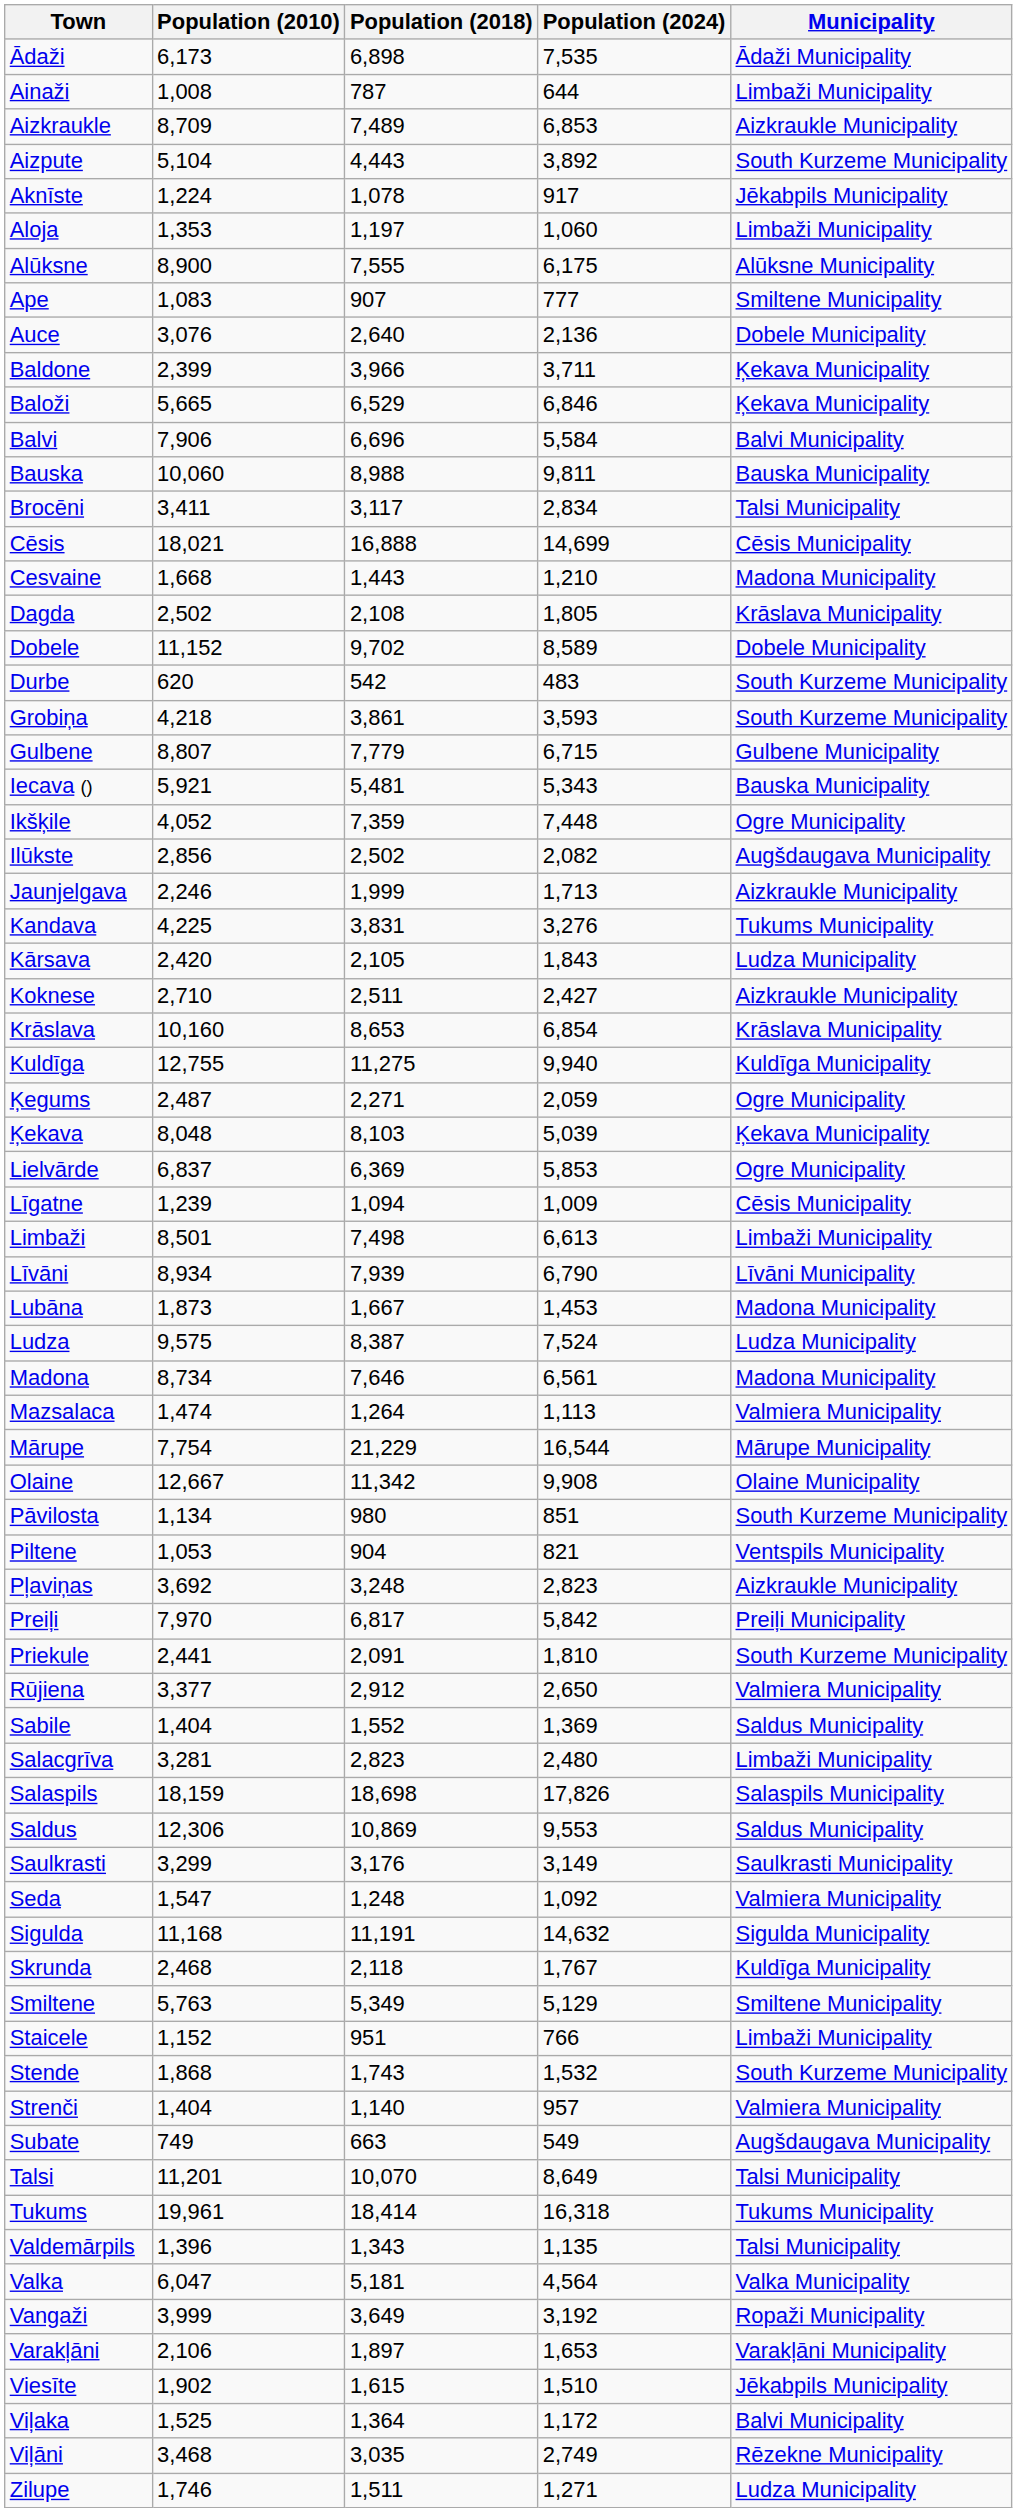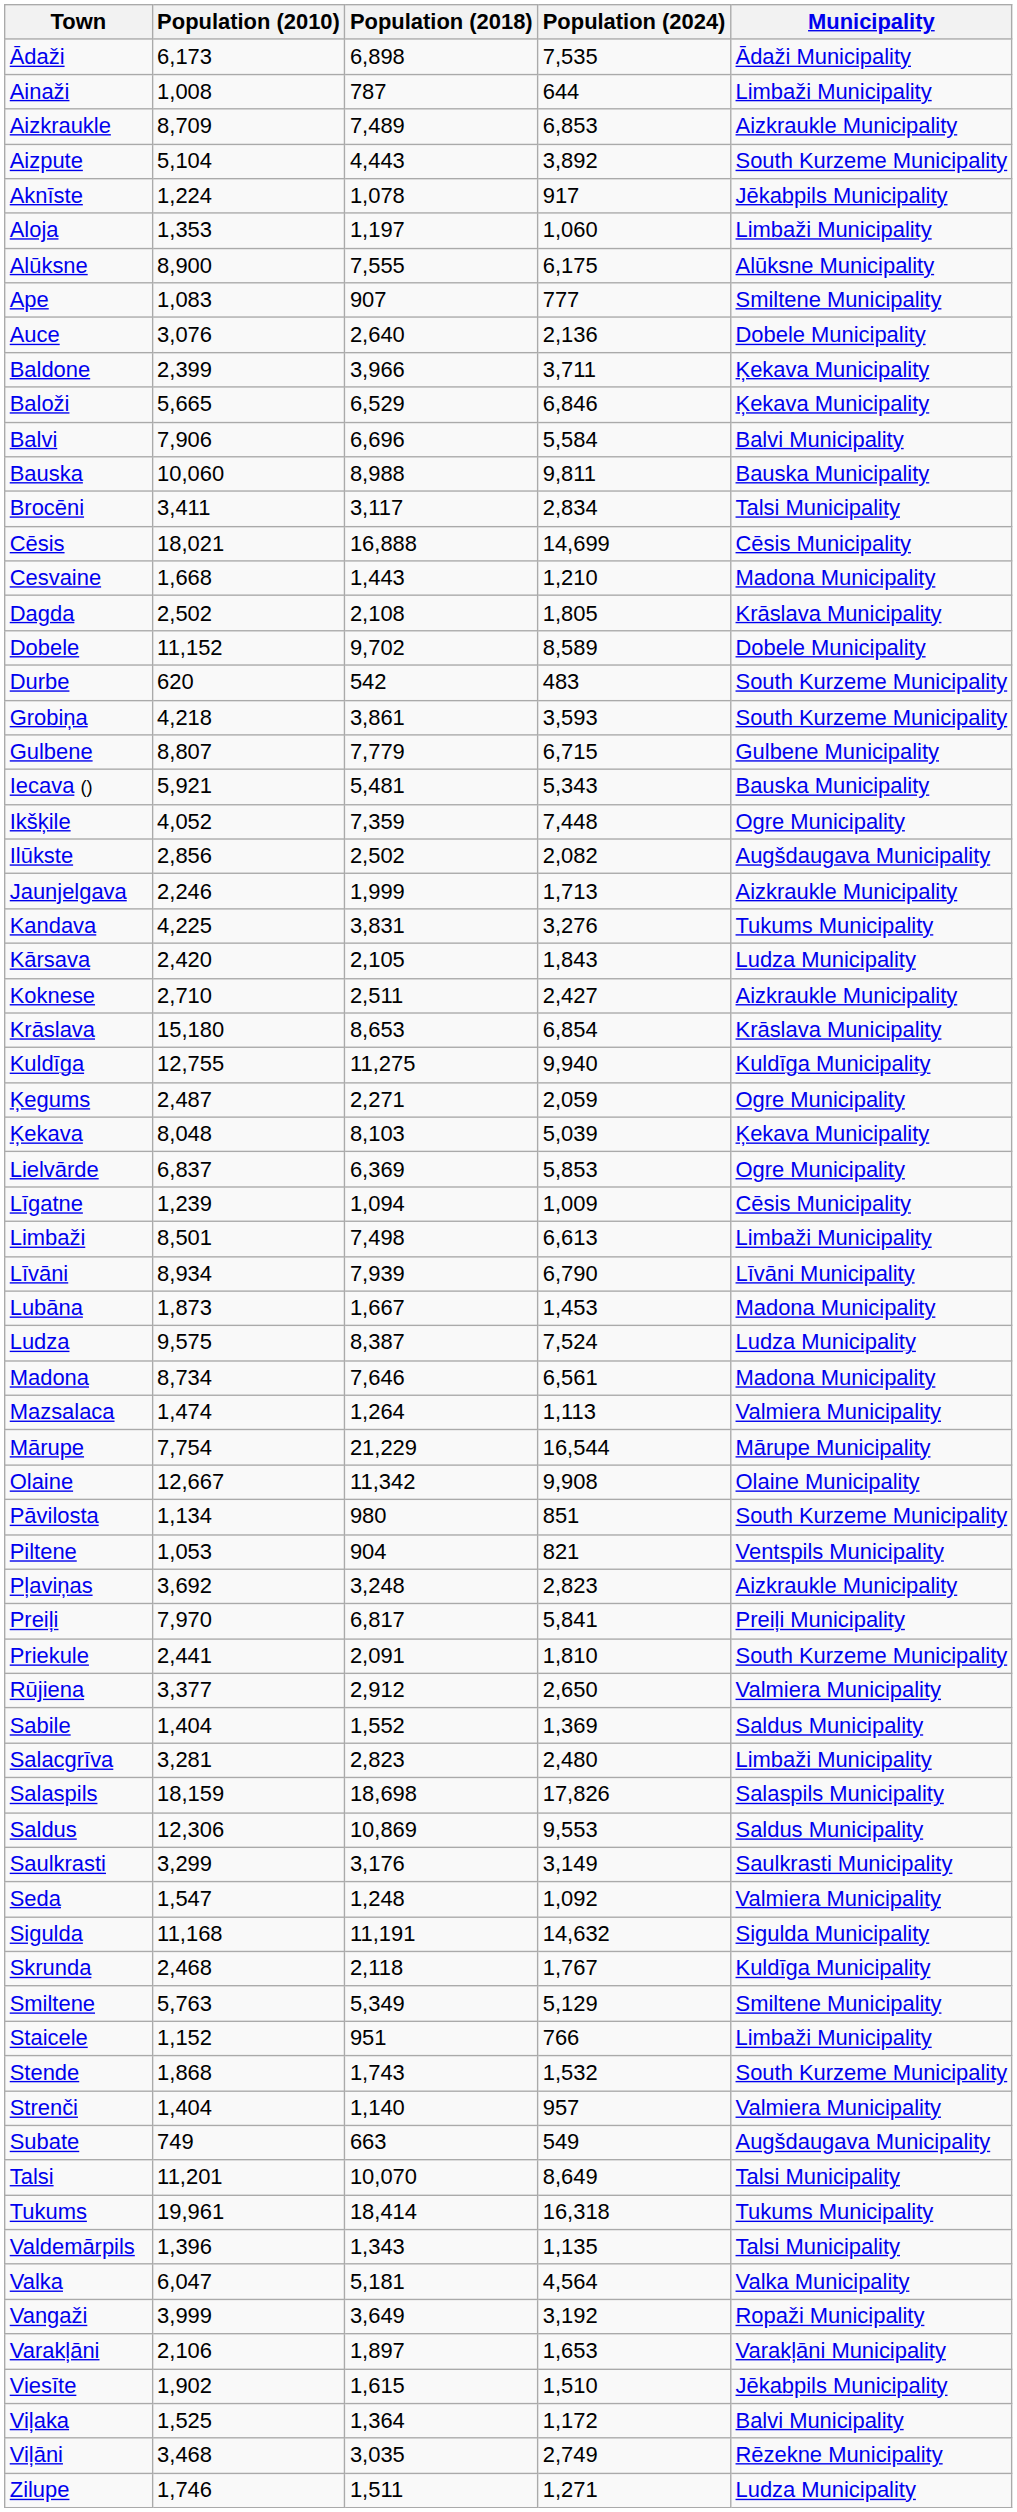(191, 1030) 10,160 -> (191, 1030) 15,180
(570, 1621) 5,842 -> (570, 1621) 5,841
